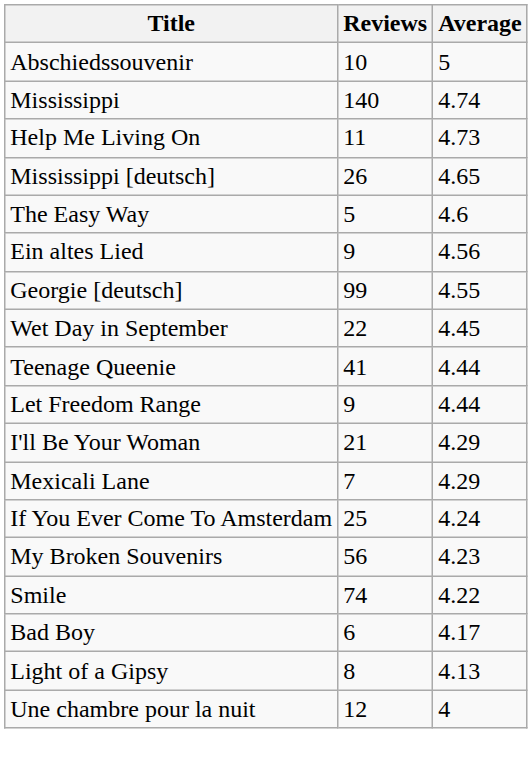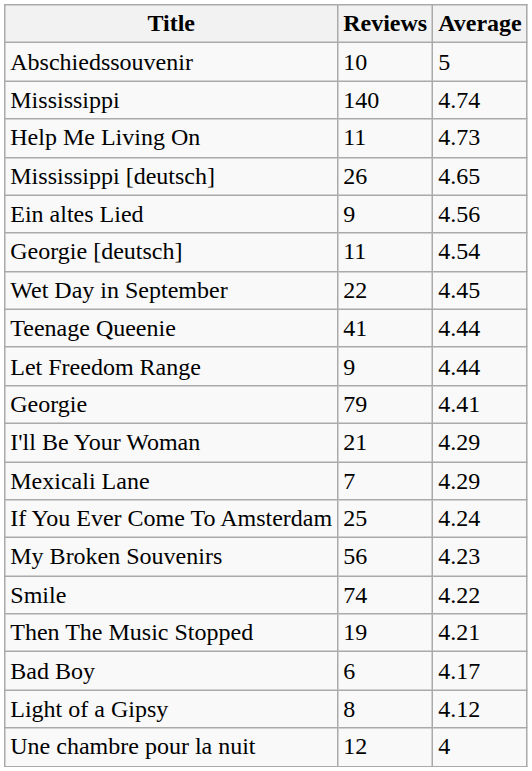- row: (80, 213)
(355, 289) 99 -> (355, 251) 11
(459, 289) 4.55 -> (459, 251) 4.54
+ row: (49, 404)
+ row: (132, 632)
(459, 670) 4.13 -> (459, 708) 4.12
